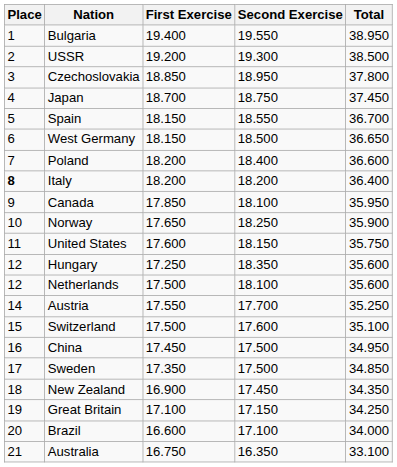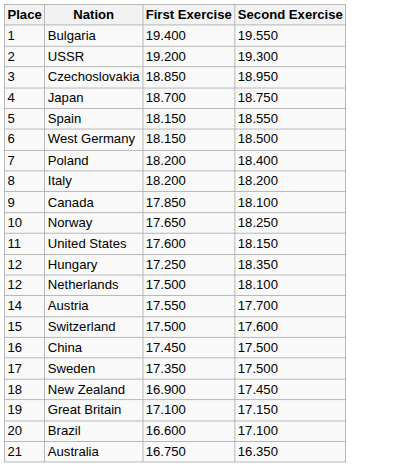- column: (369, 14)
(11, 181) bold -> (11, 181) normal
